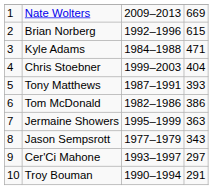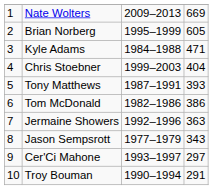(153, 31) 1992–1996 -> (153, 31) 1995–1999
(196, 31) 615 -> (196, 31) 605
(153, 121) 1995–1999 -> (153, 121) 1992–1996
